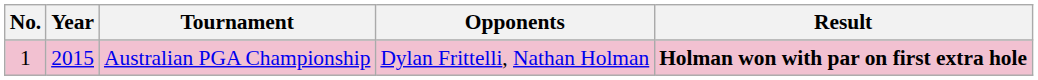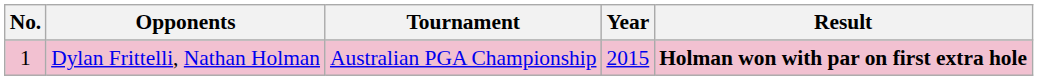columns swapped: (73, 22) <-> (515, 22)
